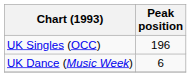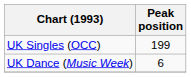(161, 44) 196 -> (161, 44) 199
